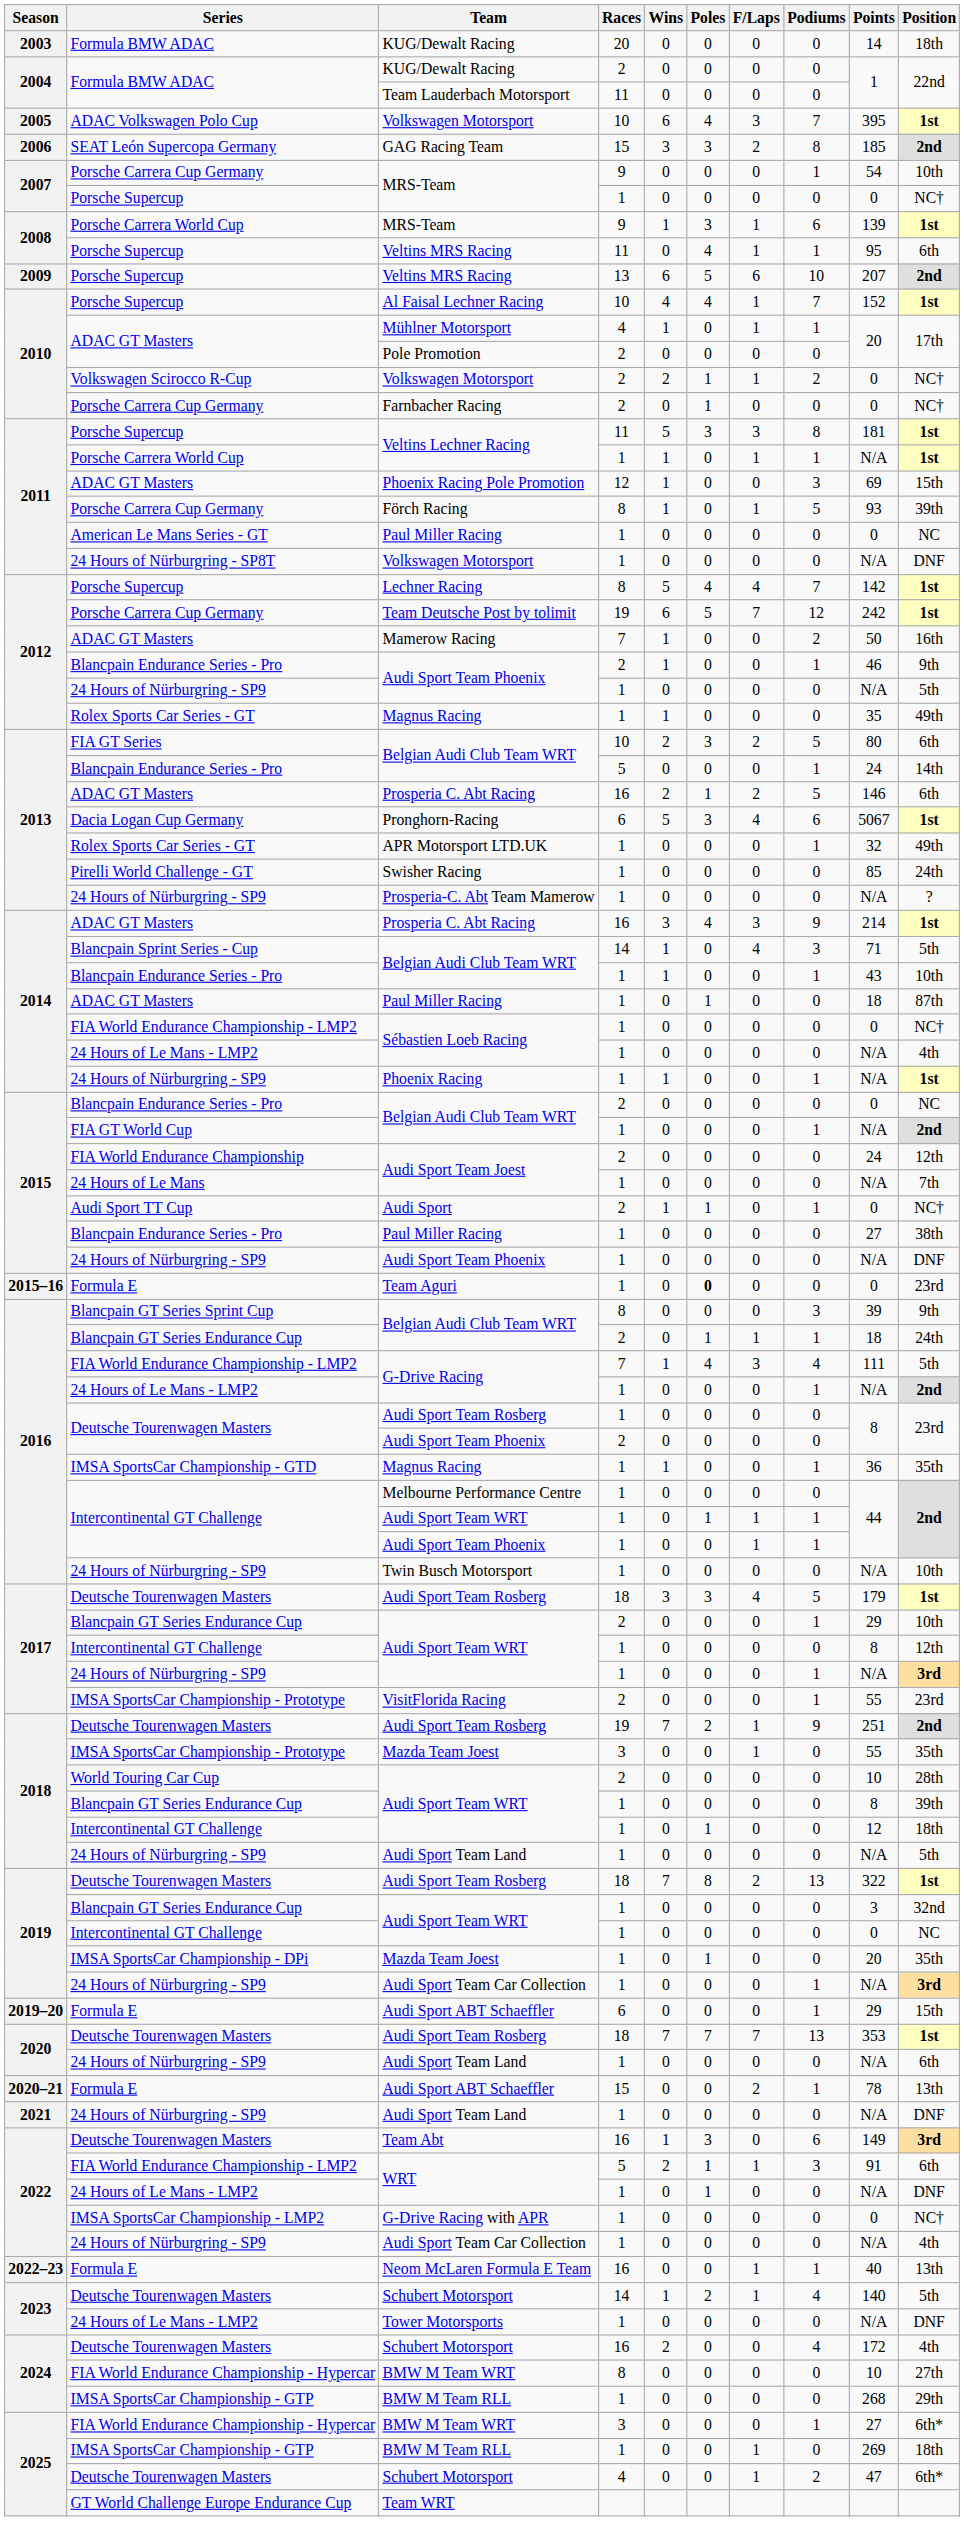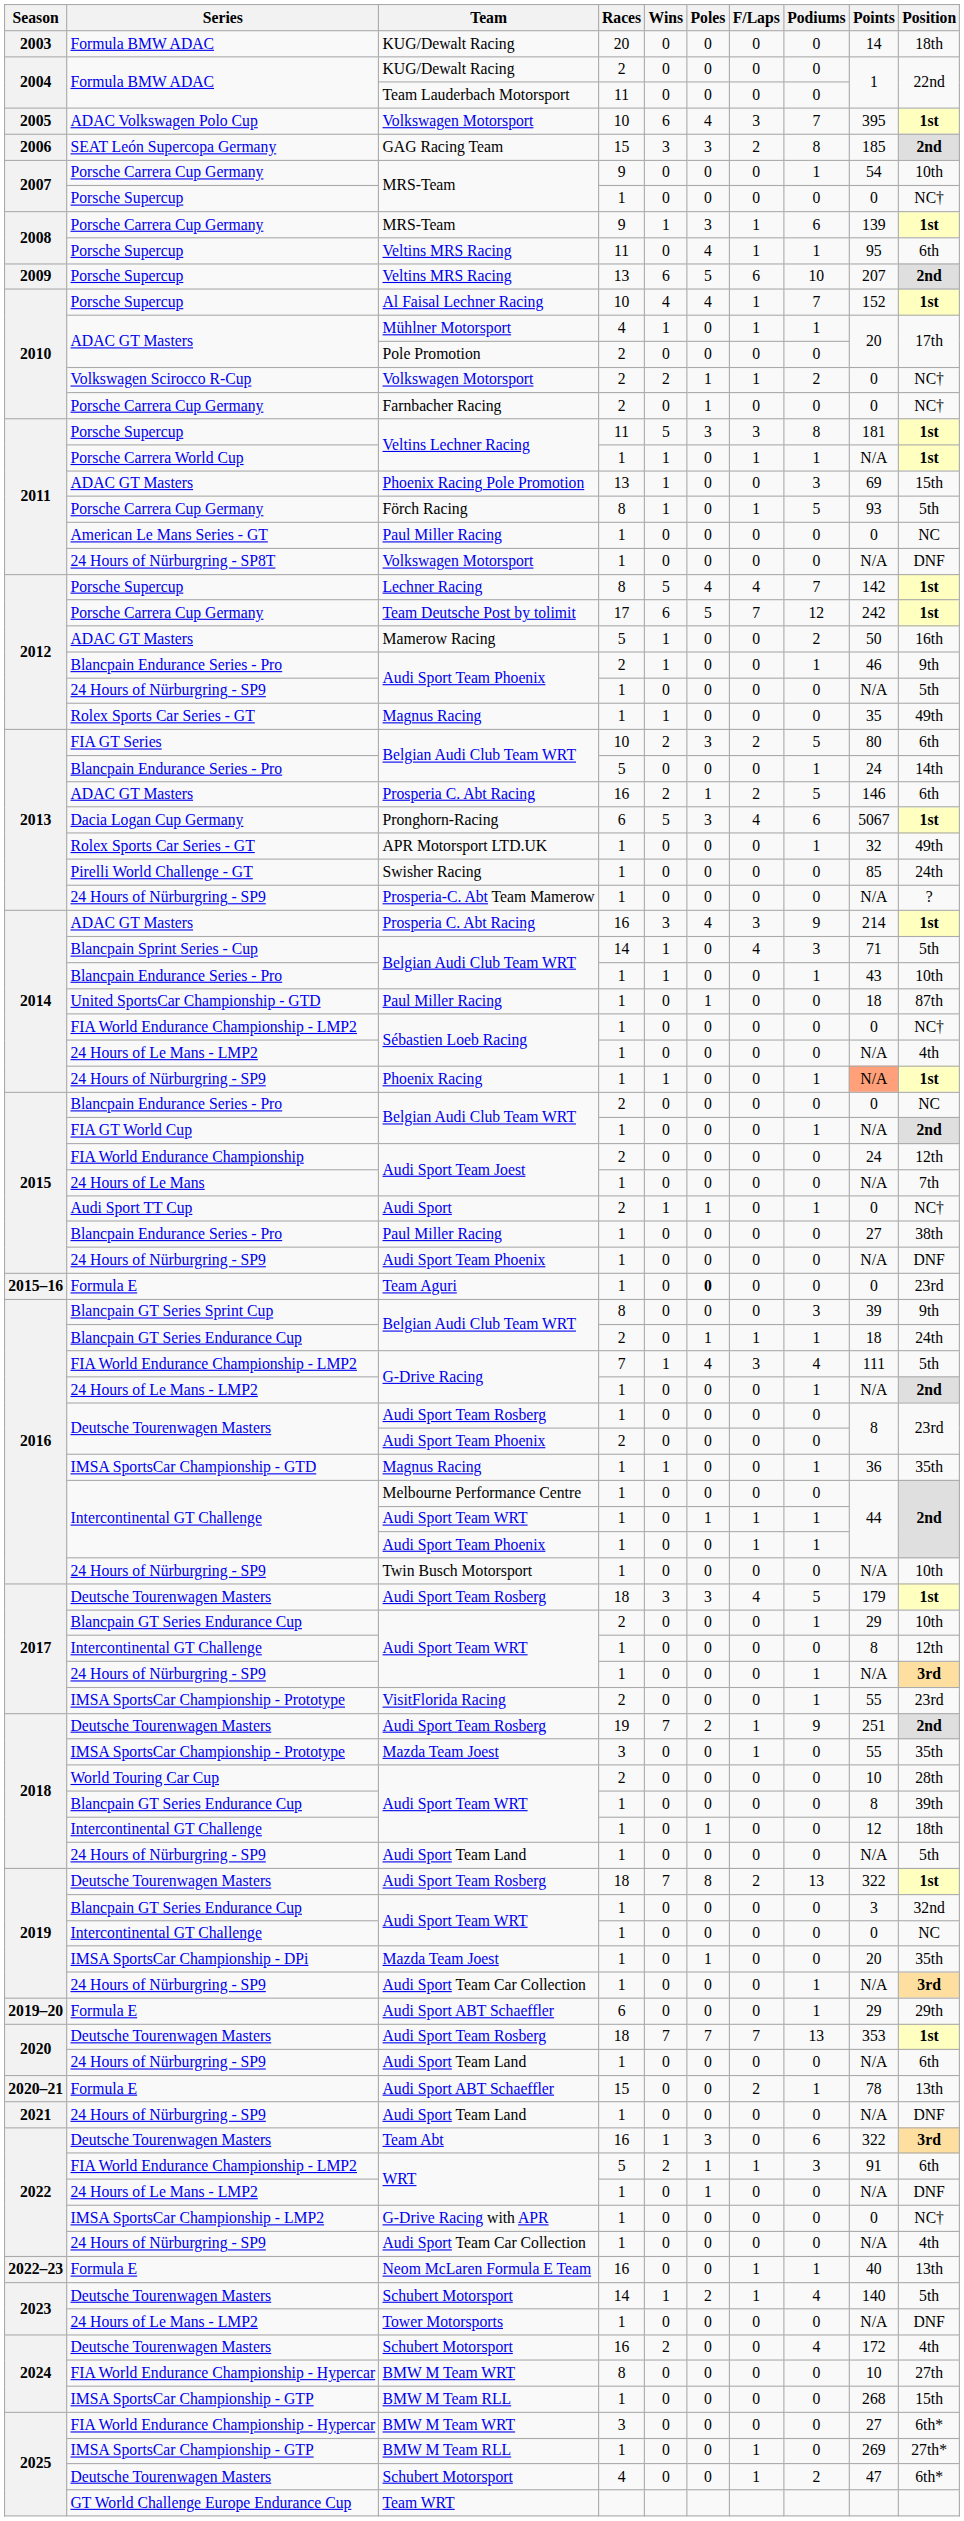(157, 224) Porsche Carrera World Cup -> (167, 224) Porsche Carrera Cup Germany
(622, 483) 12 -> (622, 483) 13
(929, 509) 39th -> (929, 509) 5th
(622, 613) 19 -> (622, 613) 17
(622, 639) 7 -> (622, 639) 5
(132, 1001) ADAC GT Masters -> (196, 1001) United SportsCar Championship - GTD
(874, 1079) no background -> (874, 1079) lightsalmon background
(929, 2011) 15th -> (929, 2011) 29th
(874, 2140) 149 -> (874, 2140) 322
(929, 2399) 29th -> (929, 2399) 15th
(816, 2425) 1 -> (816, 2425) 0
(929, 2451) 18th -> (929, 2451) 27th*
